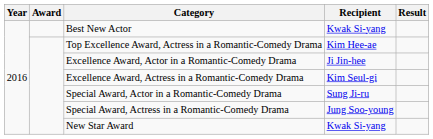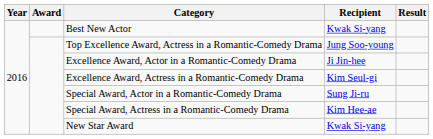(352, 45) Kim Hee-ae -> (360, 45) Jung Soo-young
(360, 110) Jung Soo-young -> (352, 110) Kim Hee-ae
